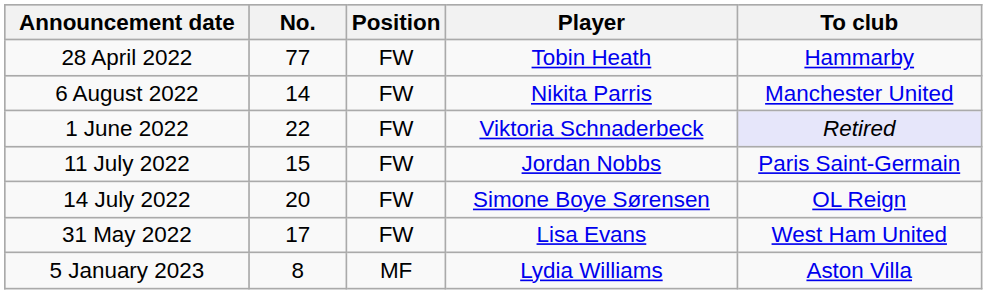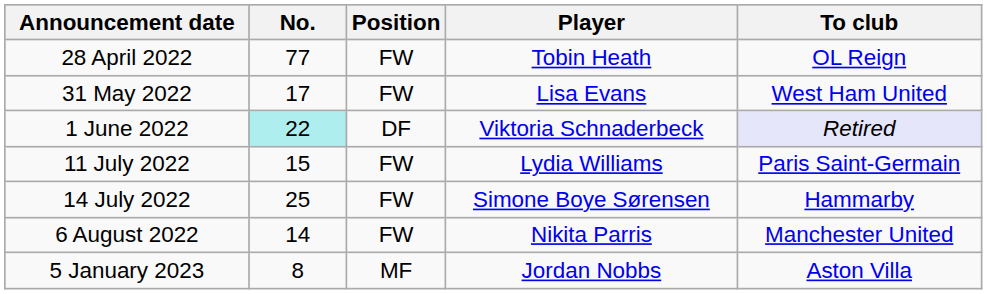(859, 57) Hammarby -> (859, 57) OL Reign
rows swapped: (127, 234) <-> (127, 93)
(298, 128) no background -> (298, 128) paleturquoise background
(396, 128) FW -> (396, 128) DF
(591, 164) Jordan Nobbs -> (591, 164) Lydia Williams
(298, 199) 20 -> (298, 199) 25
(859, 199) OL Reign -> (859, 199) Hammarby
(591, 270) Lydia Williams -> (591, 270) Jordan Nobbs
